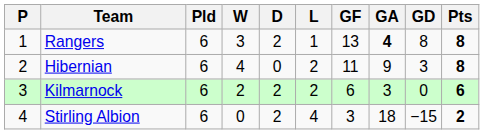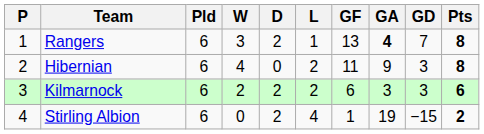(424, 41) 8 -> (424, 41) 7
(424, 91) 0 -> (424, 91) 3
(350, 116) 3 -> (350, 116) 1
(387, 116) 18 -> (387, 116) 19
